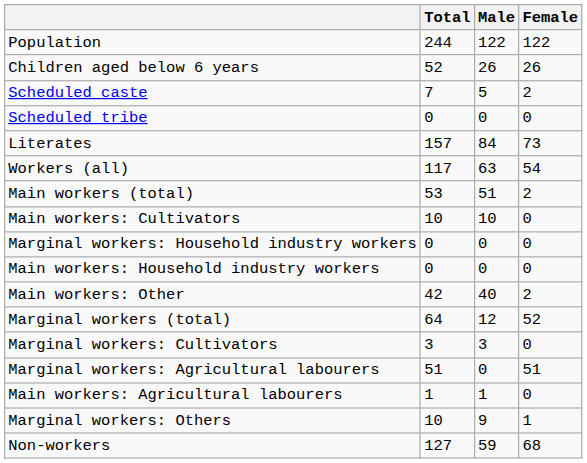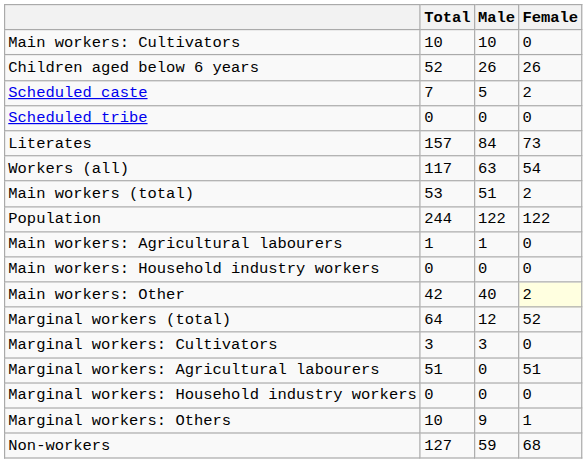rows swapped: (55, 42) <-> (124, 219)
rows swapped: (175, 395) <-> (213, 244)
(527, 295) no background -> (527, 295) lightyellow background
